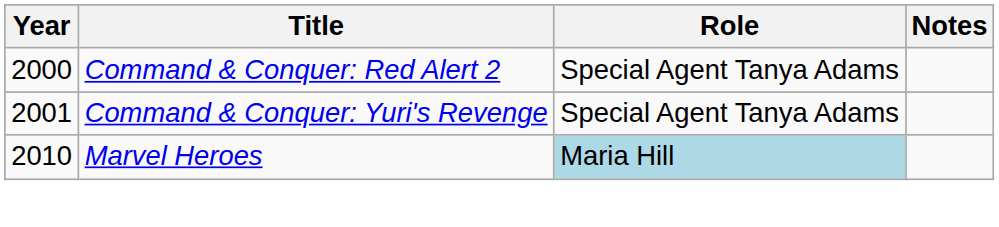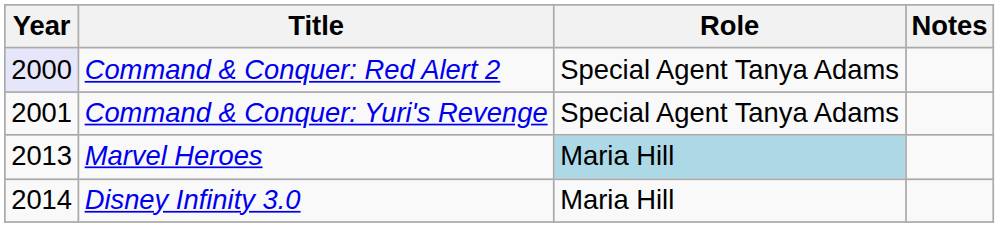(42, 69) no background -> (42, 69) lavender background
(42, 156) 2010 -> (42, 156) 2013
+ row: (193, 199)
